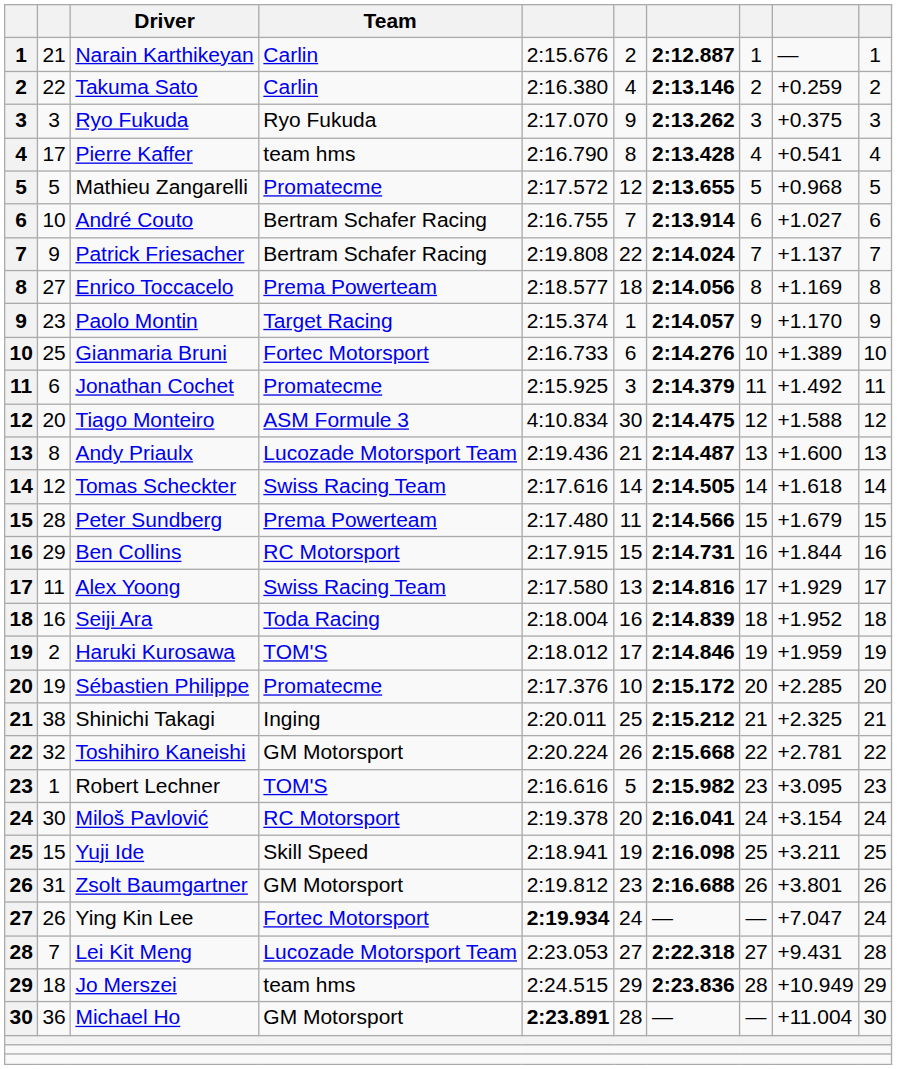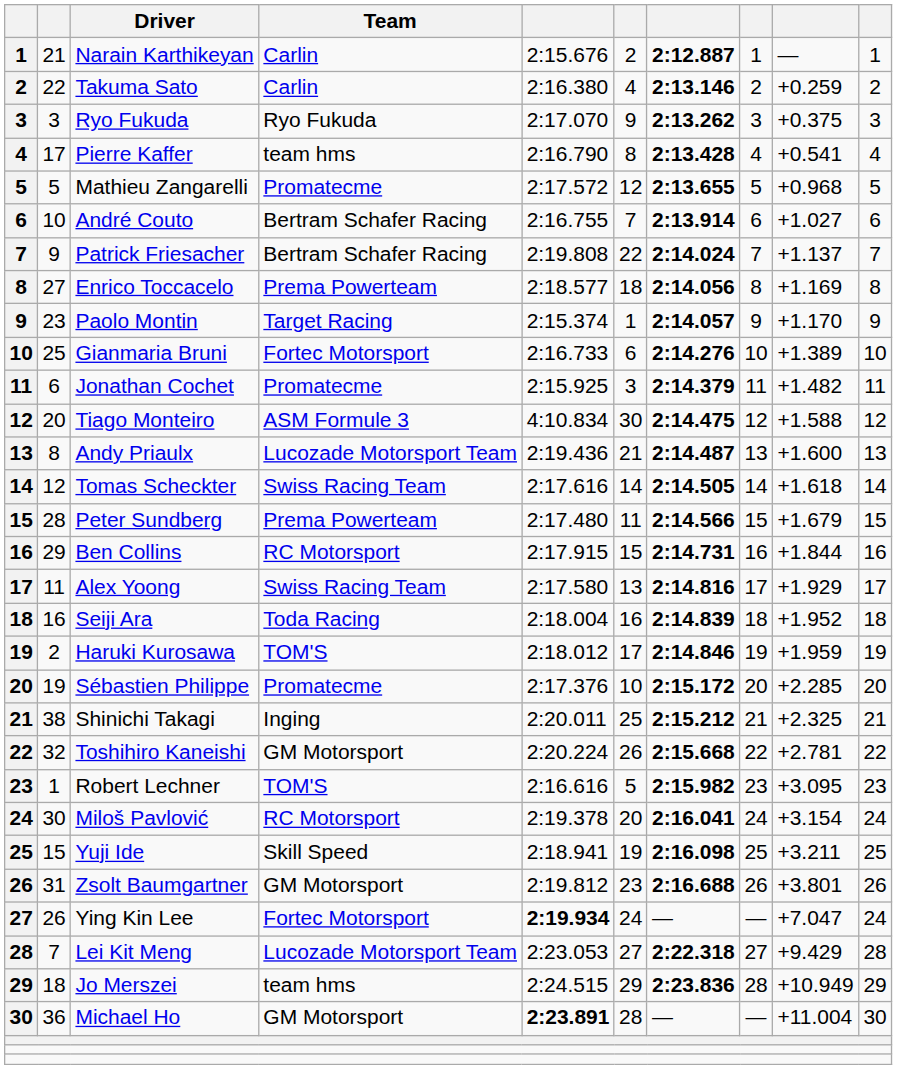(810, 386) +1.492 -> (810, 386) +1.482
(810, 951) +9.431 -> (810, 951) +9.429
